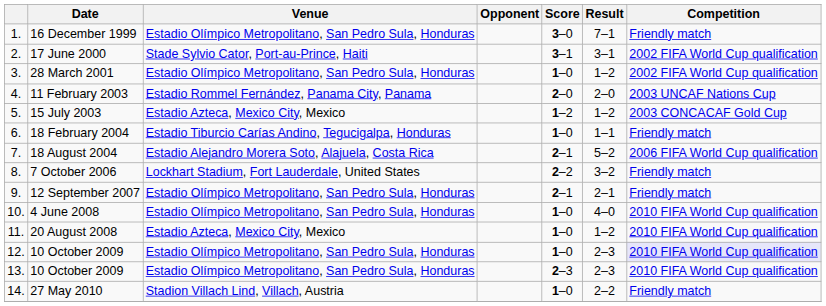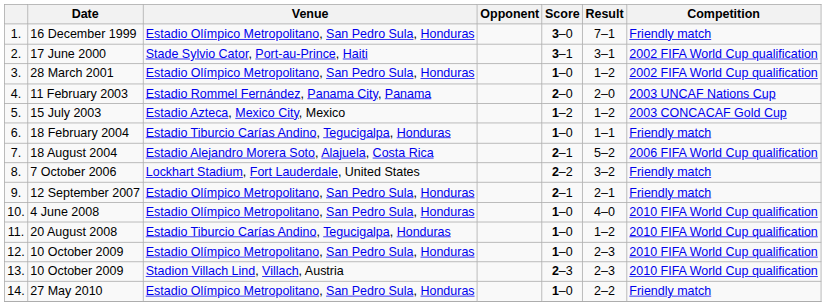(246, 232) Estadio Azteca, Mexico City, Mexico -> (298, 232) Estadio Tiburcio Carías Andino, Tegucigalpa, Honduras
(724, 251) lavender background -> (724, 251) no background
(310, 271) Estadio Olímpico Metropolitano, San Pedro Sula, Honduras -> (245, 271) Stadion Villach Lind, Villach, Austria
(245, 291) Stadion Villach Lind, Villach, Austria -> (310, 291) Estadio Olímpico Metropolitano, San Pedro Sula, Honduras
